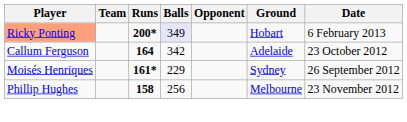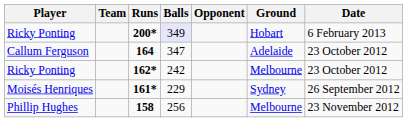(41, 32) lightsalmon background -> (41, 32) no background
(176, 51) 342 -> (176, 51) 347
+ row: (145, 70)
